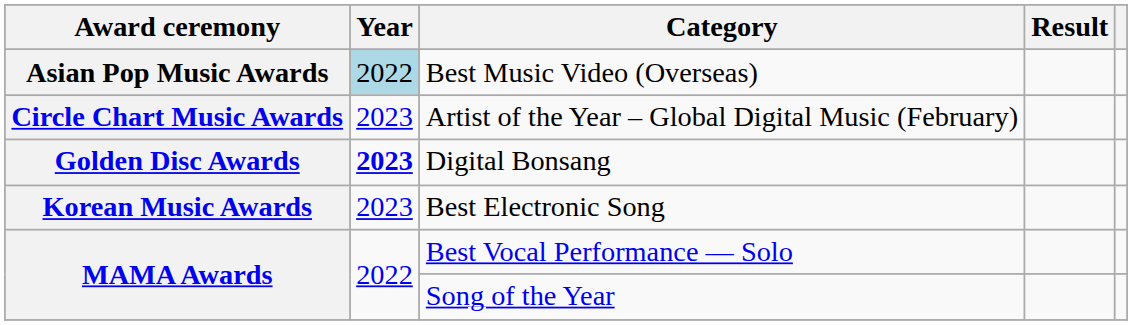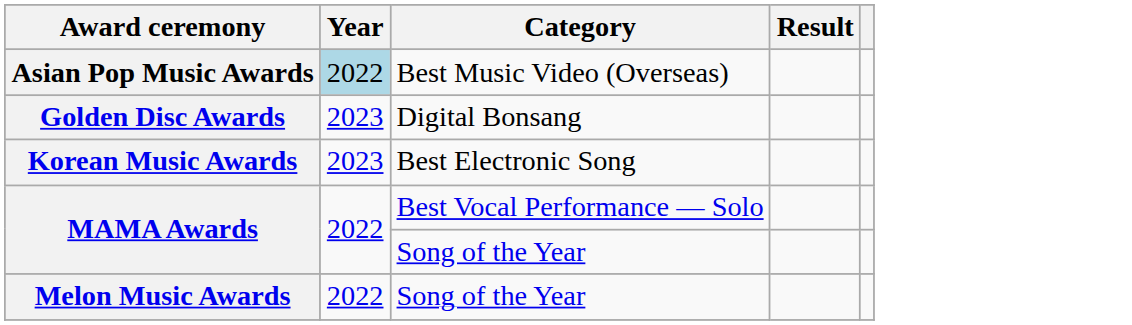- row: (177, 116)
(384, 161) bold -> (355, 116) normal
+ row: (163, 296)
